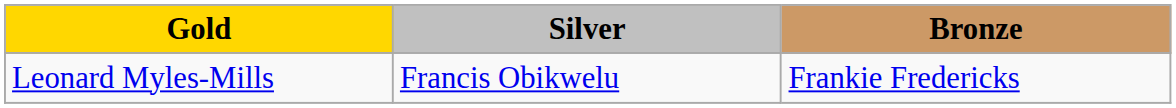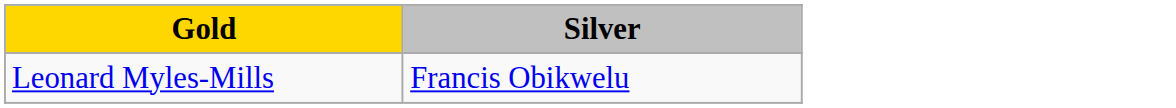- column: (976, 28)
